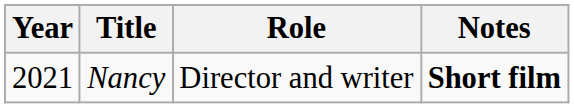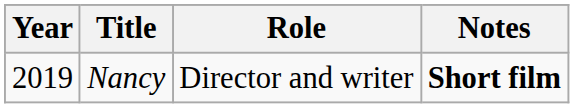(43, 77) 2021 -> (43, 77) 2019
